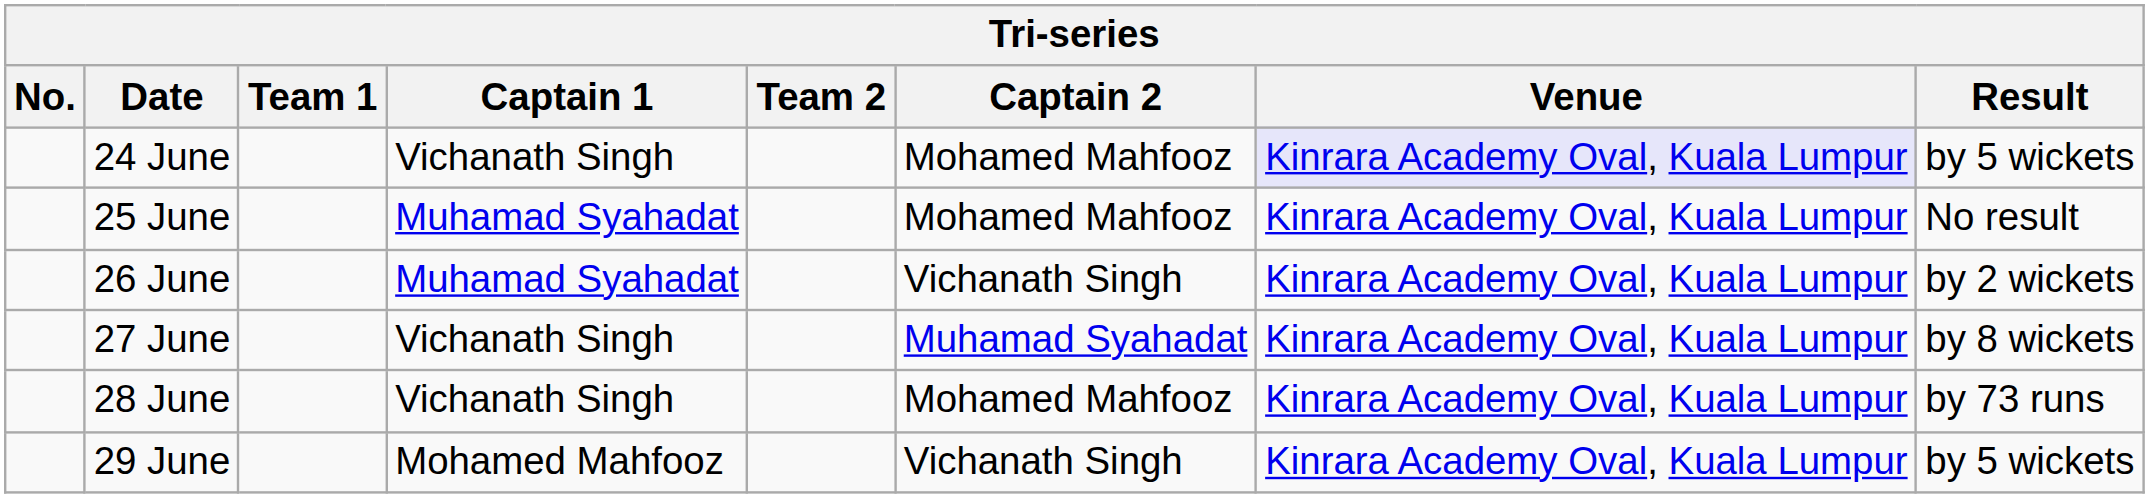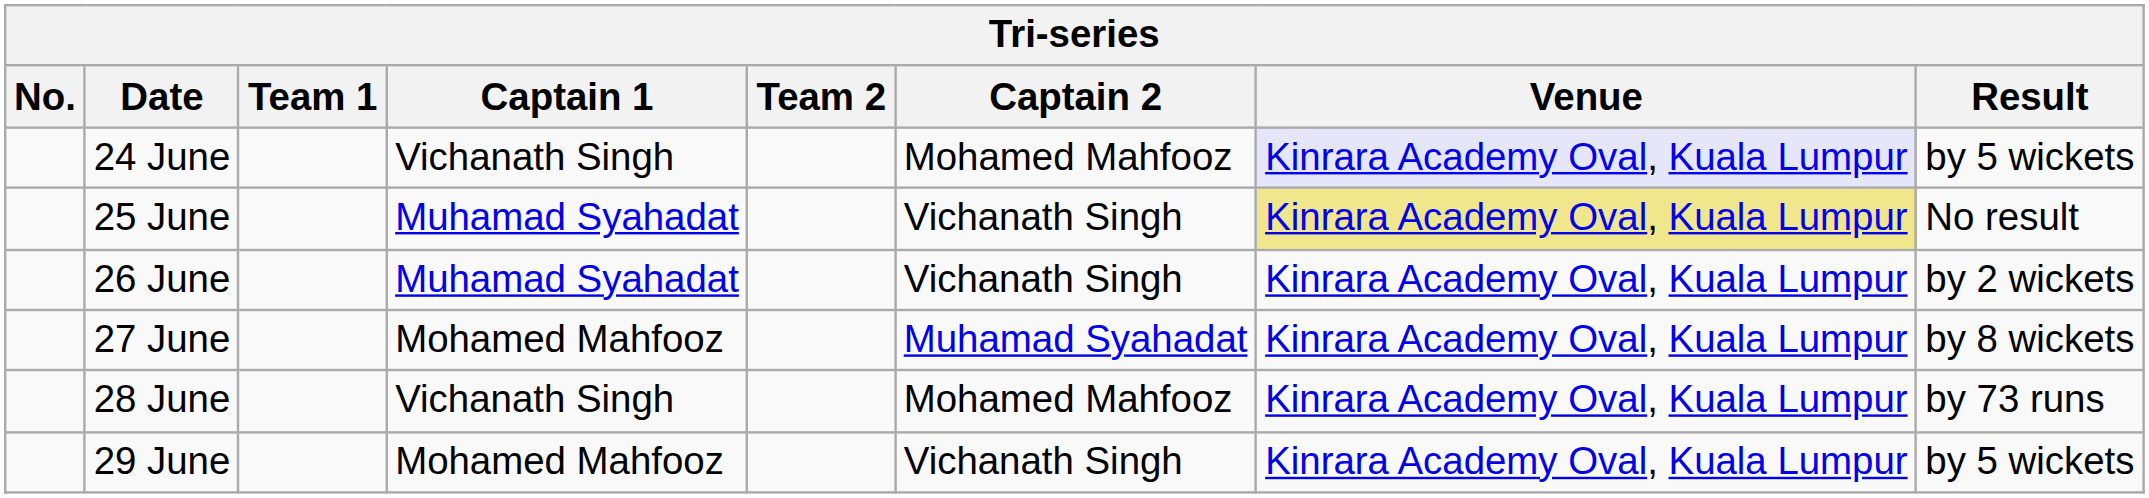(1068, 217) Mohamed Mahfooz -> (1043, 217) Vichanath Singh
(1586, 217) no background -> (1586, 217) khaki background
(535, 339) Vichanath Singh -> (560, 339) Mohamed Mahfooz
